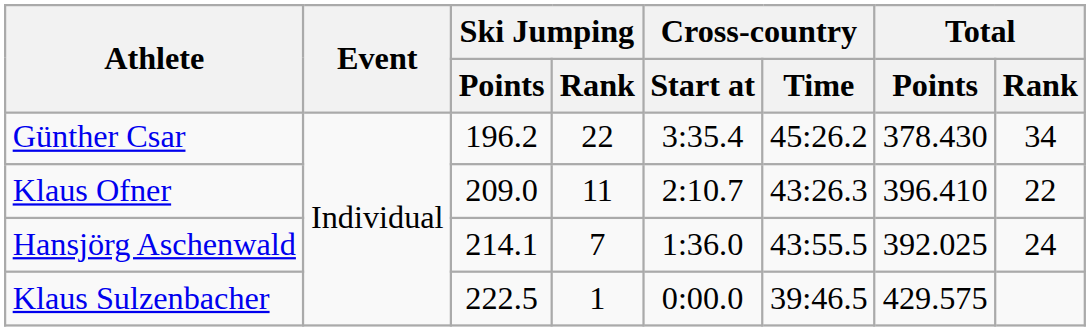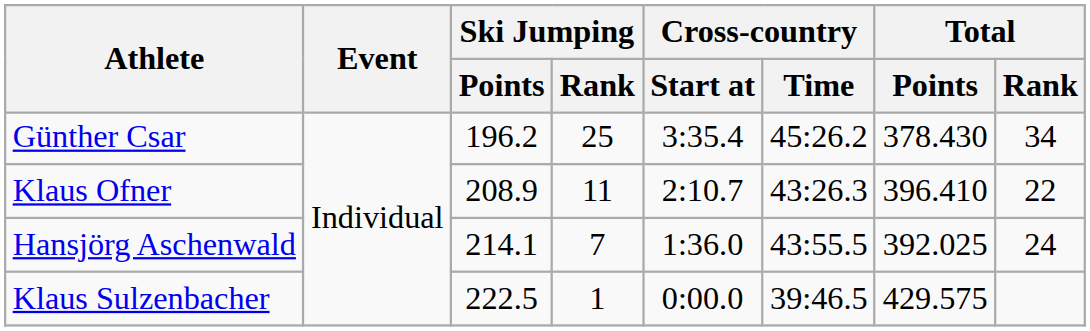(597, 137) 22 -> (597, 137) 25
(502, 191) 209.0 -> (502, 191) 208.9
